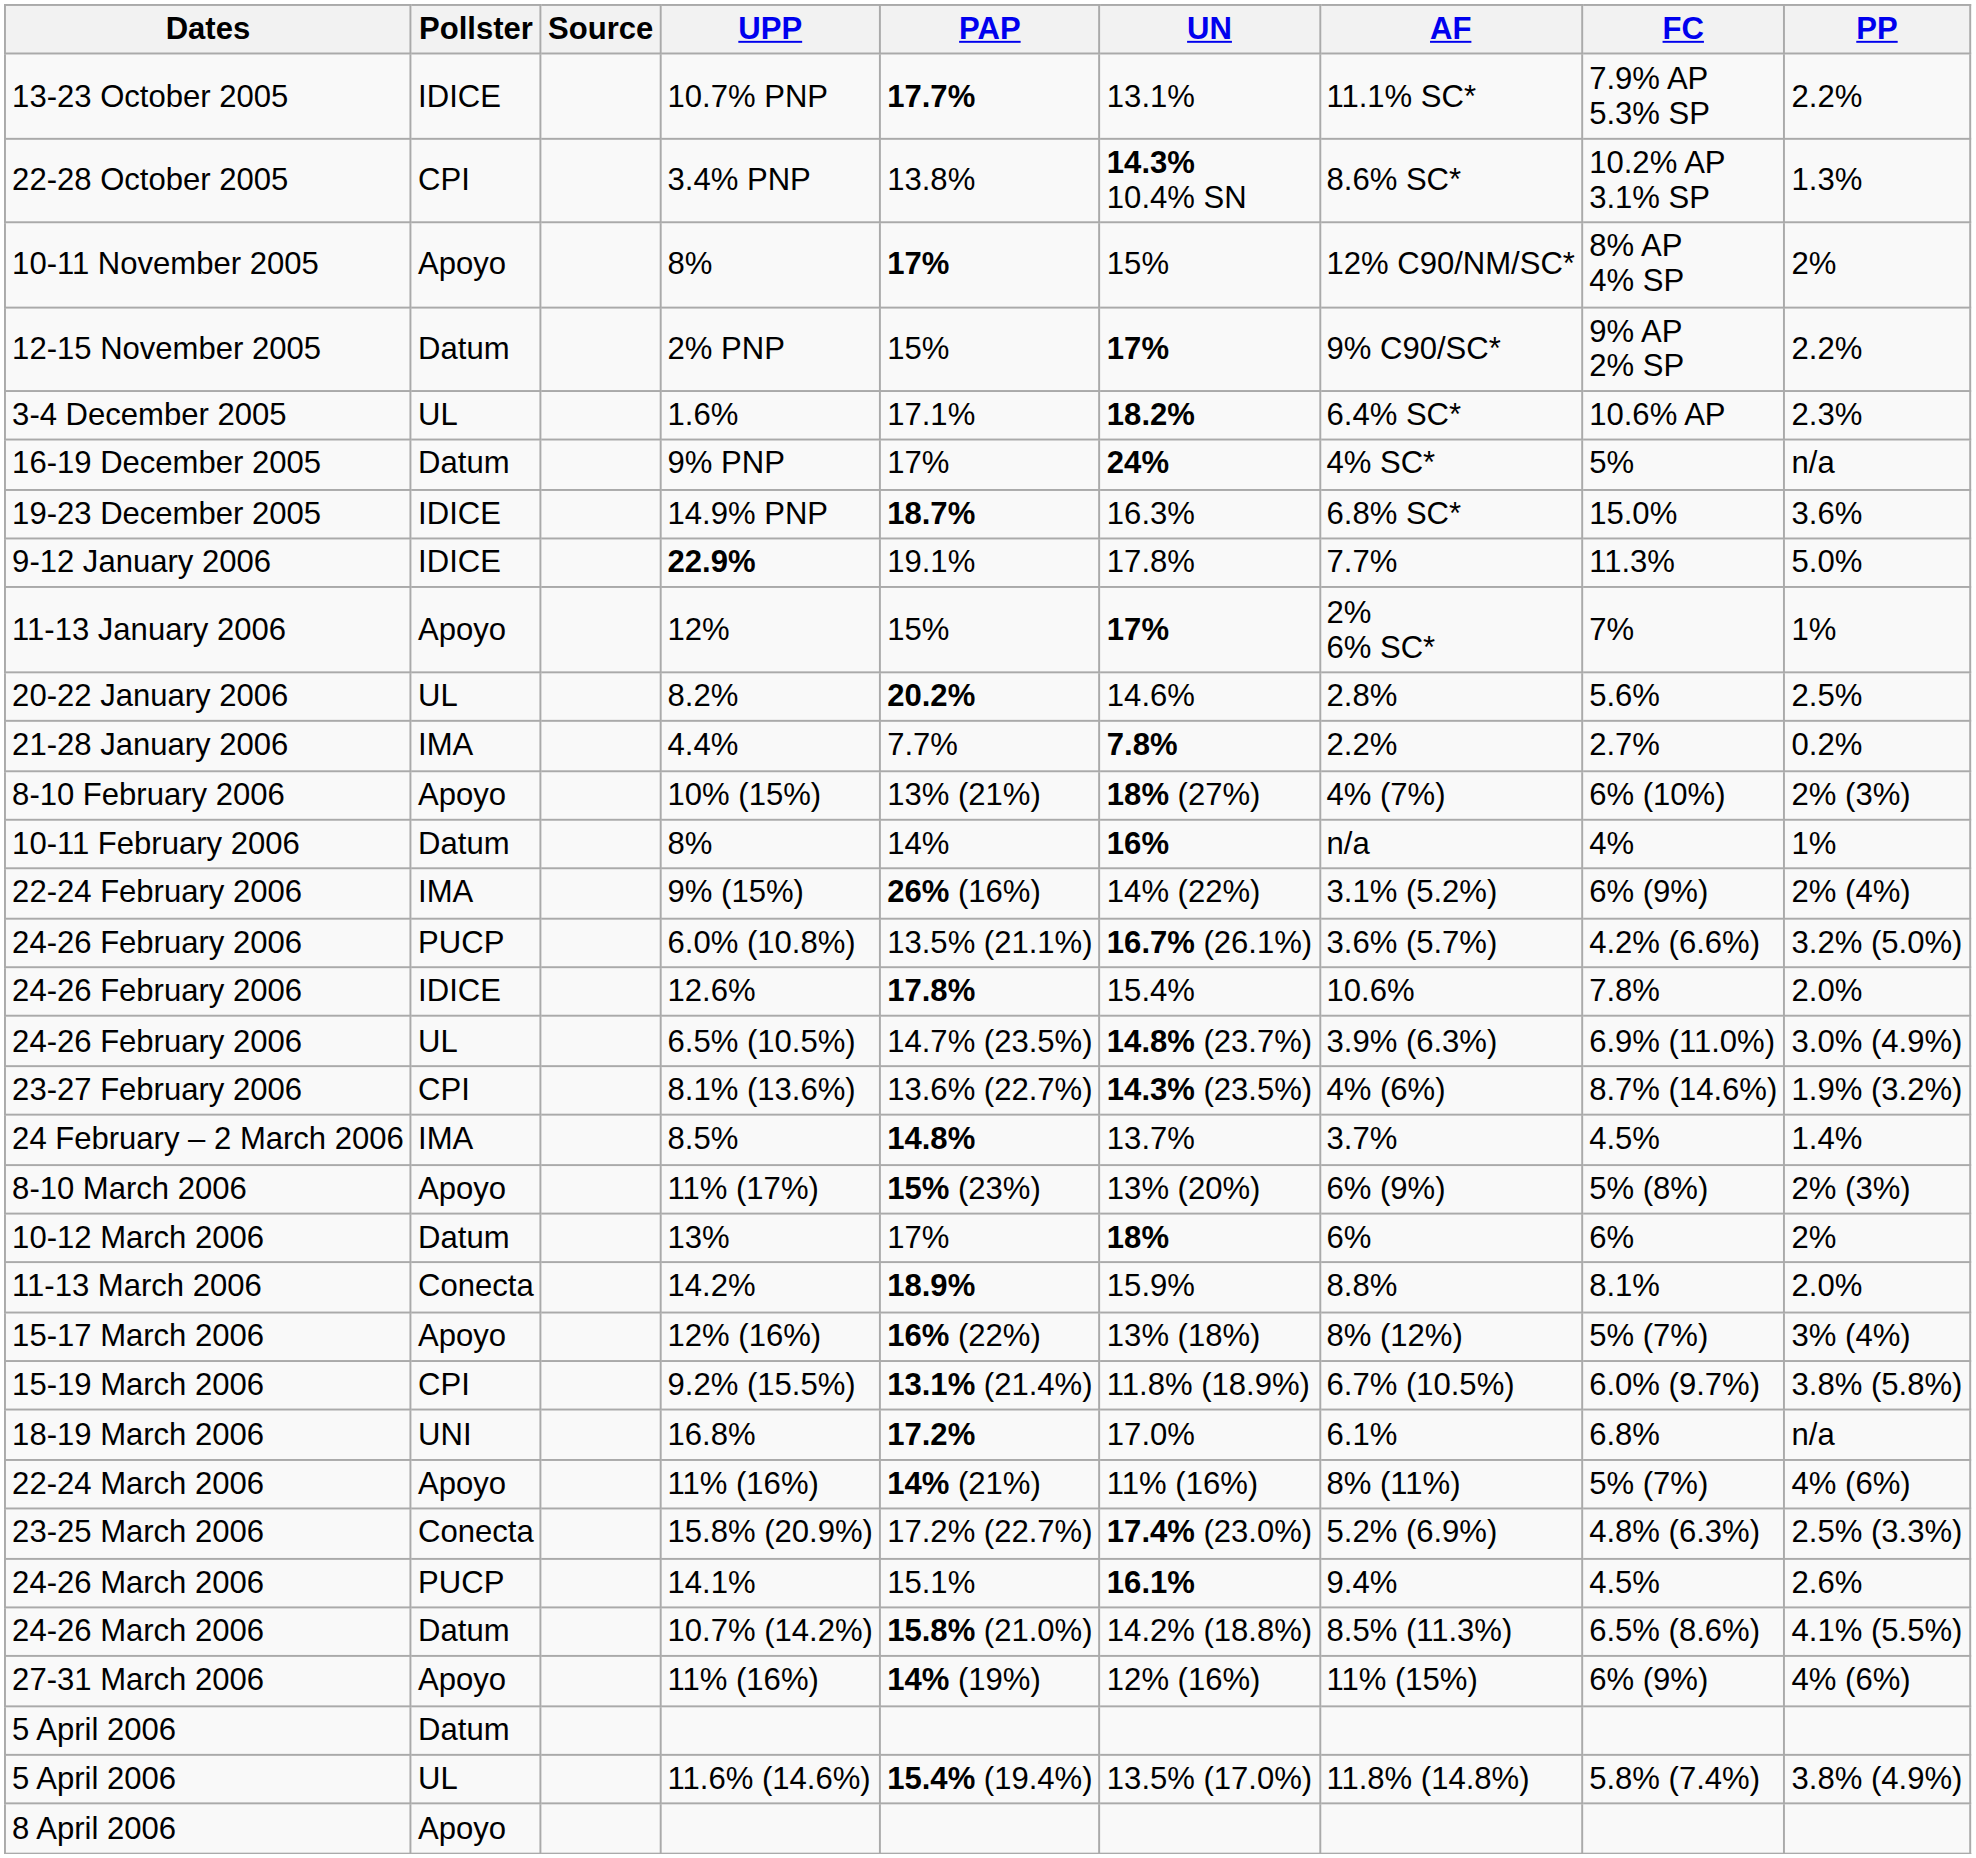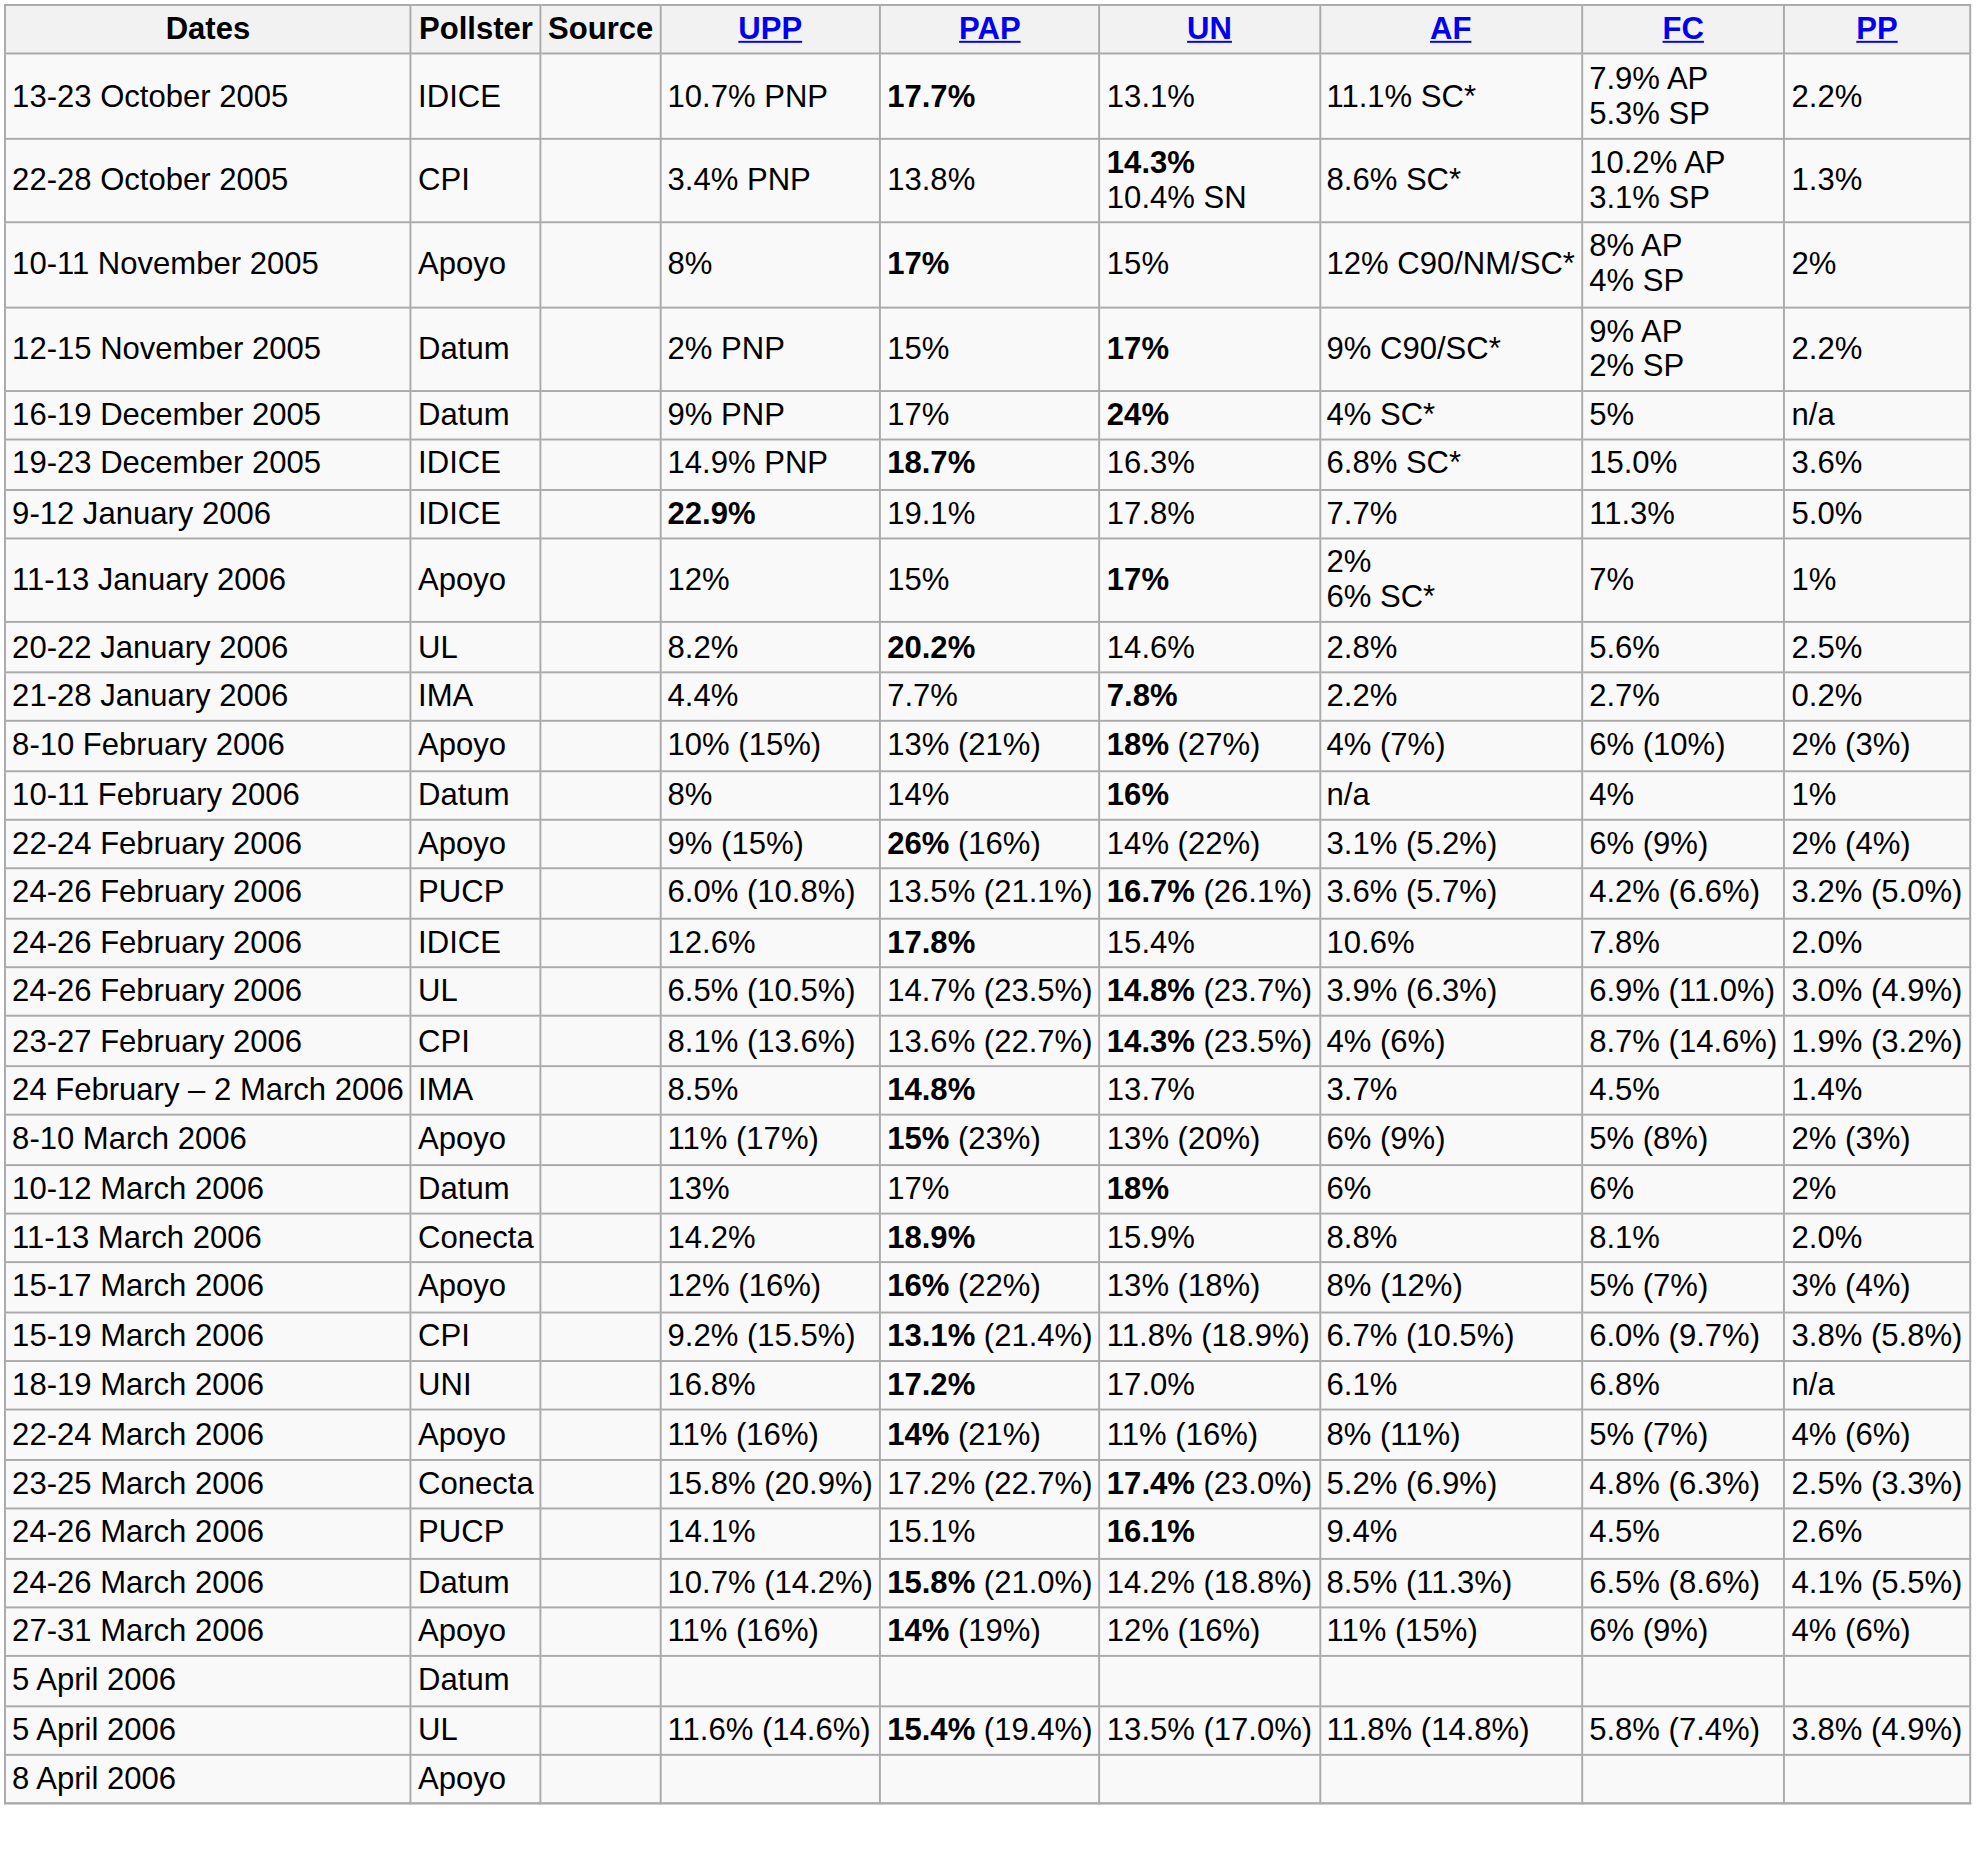- row: (149, 414)
(446, 892) IMA -> (462, 843) Apoyo
